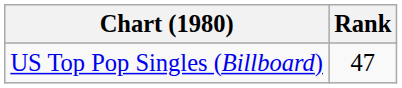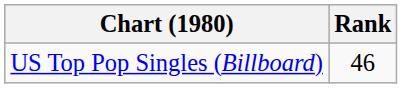(363, 62) 47 -> (363, 62) 46
